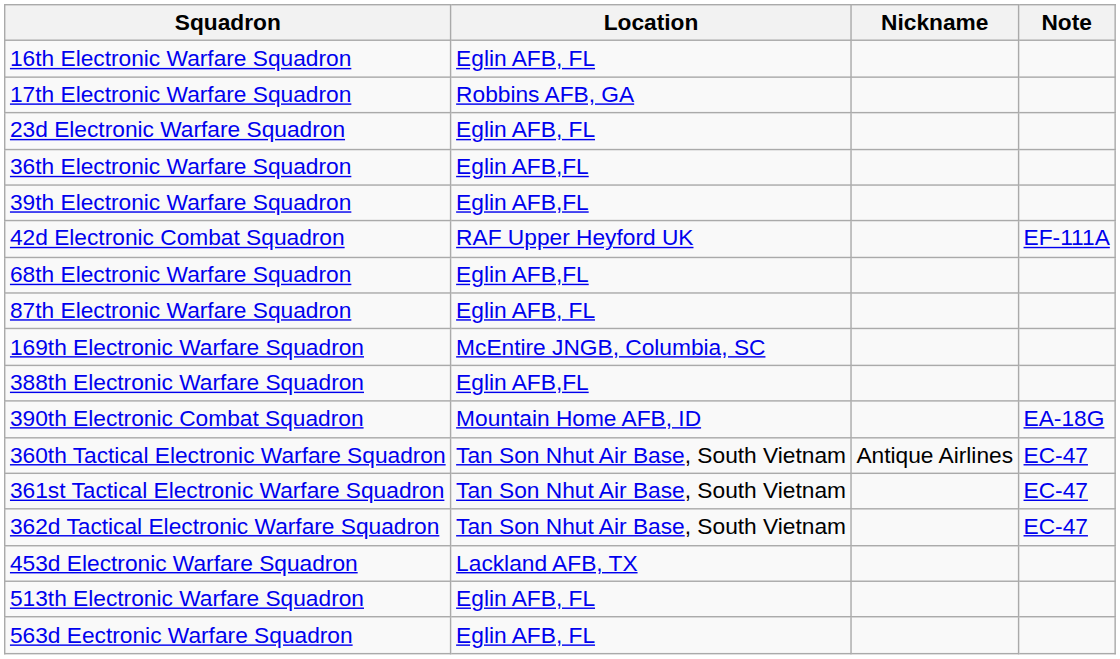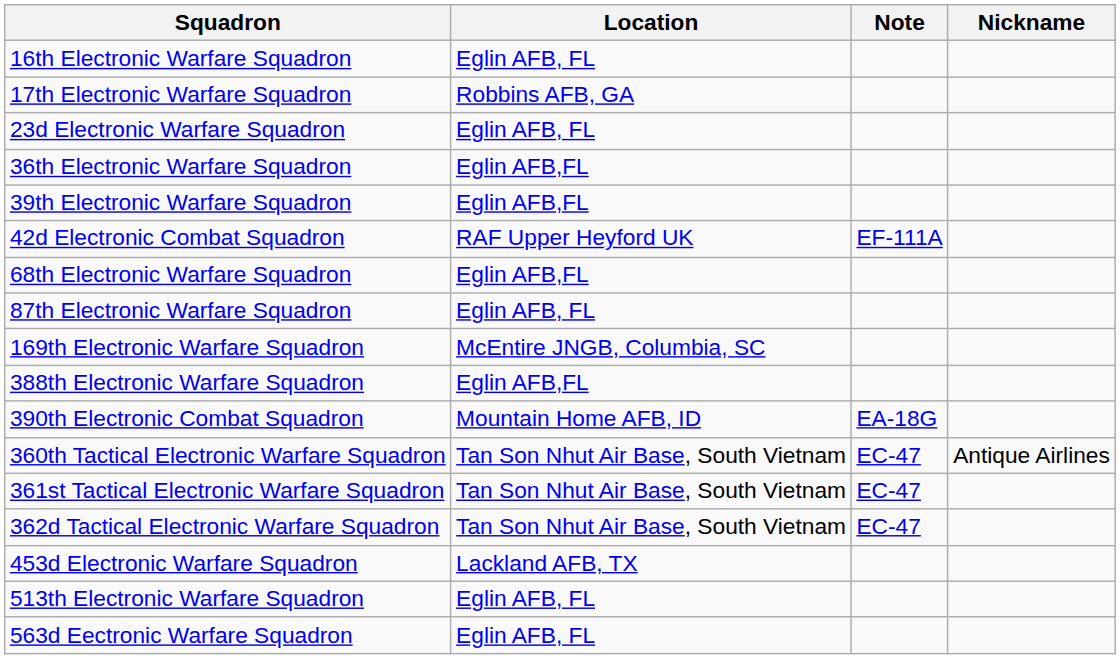columns swapped: (935, 22) <-> (1067, 22)
